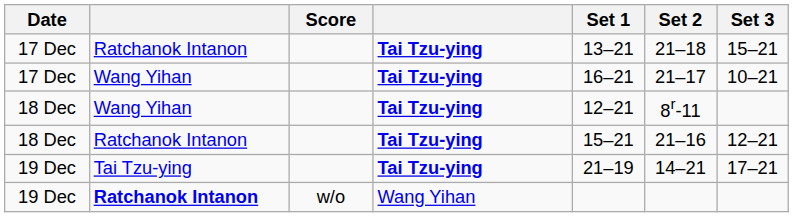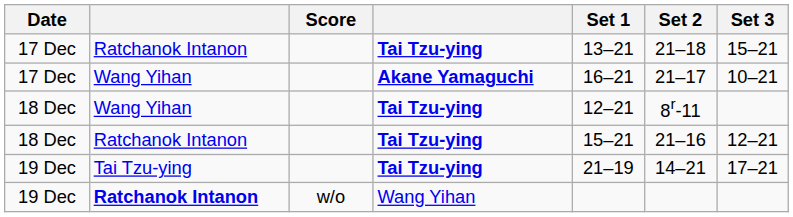(430, 77) Tai Tzu-ying -> (456, 77) Akane Yamaguchi
